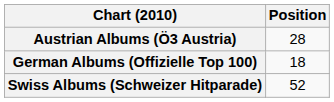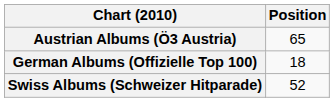(298, 39) 28 -> (298, 39) 65
